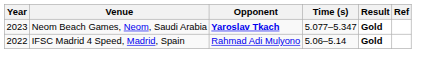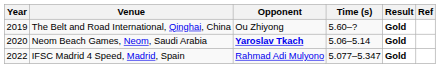+ row: (131, 27)
(17, 27) 2023 -> (17, 42) 2020
(331, 27) 5.077–5.347 -> (349, 42) 5.06–5.14
(325, 42) 5.06–5.14 -> (355, 56) 5.077–5.347
